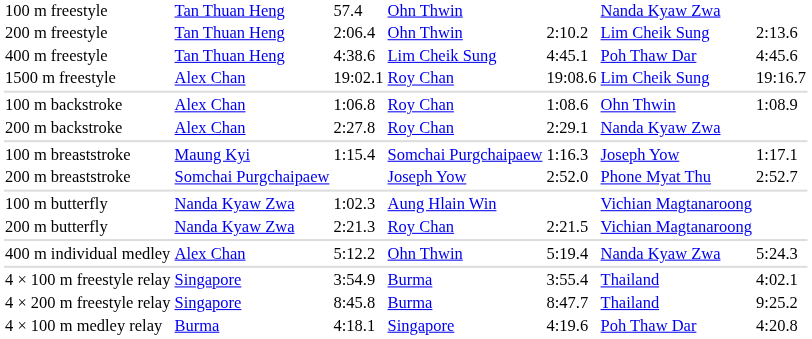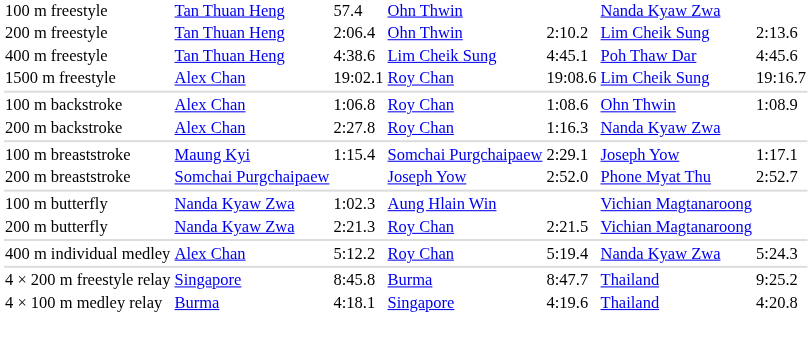(567, 127) 2:29.1 -> (567, 127) 1:16.3
(567, 154) 1:16.3 -> (567, 154) 2:29.1
(425, 253) Ohn Thwin -> (421, 253) Roy Chan
- row: (88, 280)
(648, 325) Poh Thaw Dar -> (630, 302) Thailand
